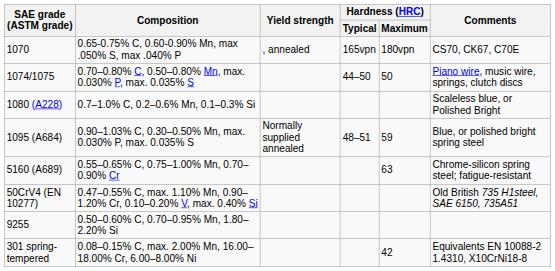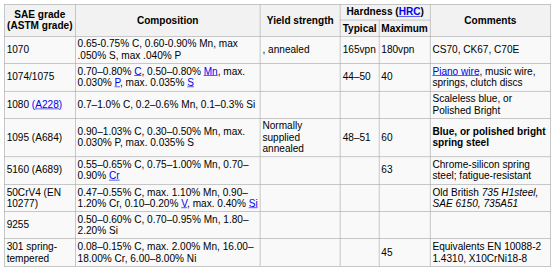(387, 77) 50 -> (387, 77) 40
(387, 137) 59 -> (387, 137) 60
(484, 137) normal -> (489, 137) bold
(387, 252) 42 -> (387, 252) 45
